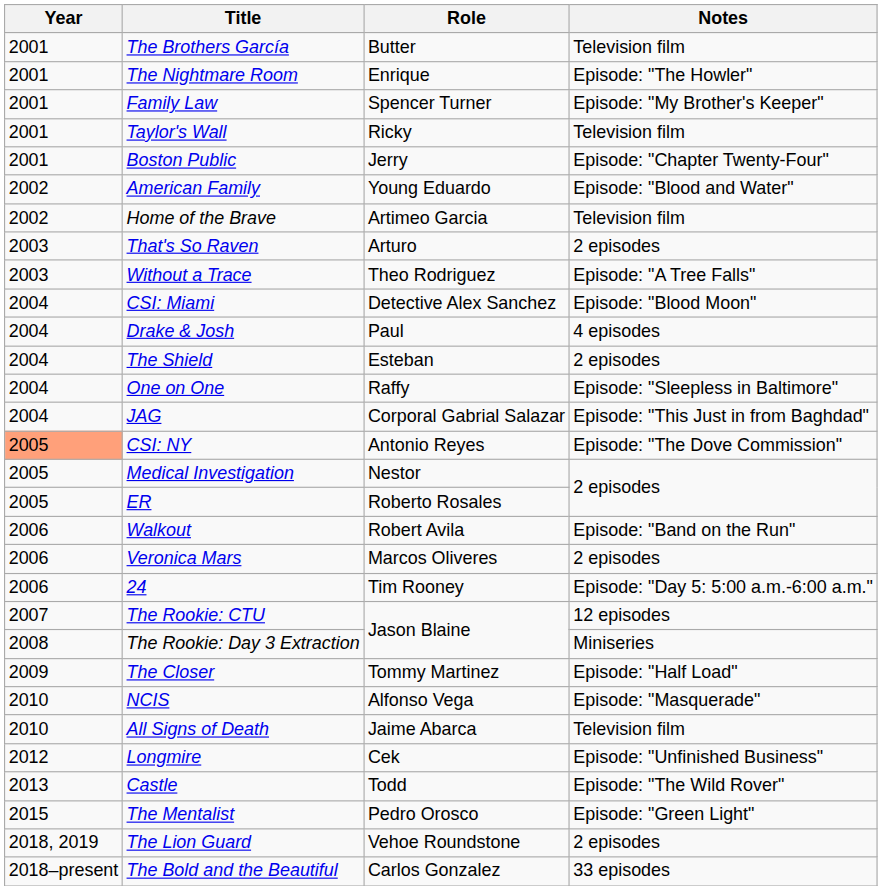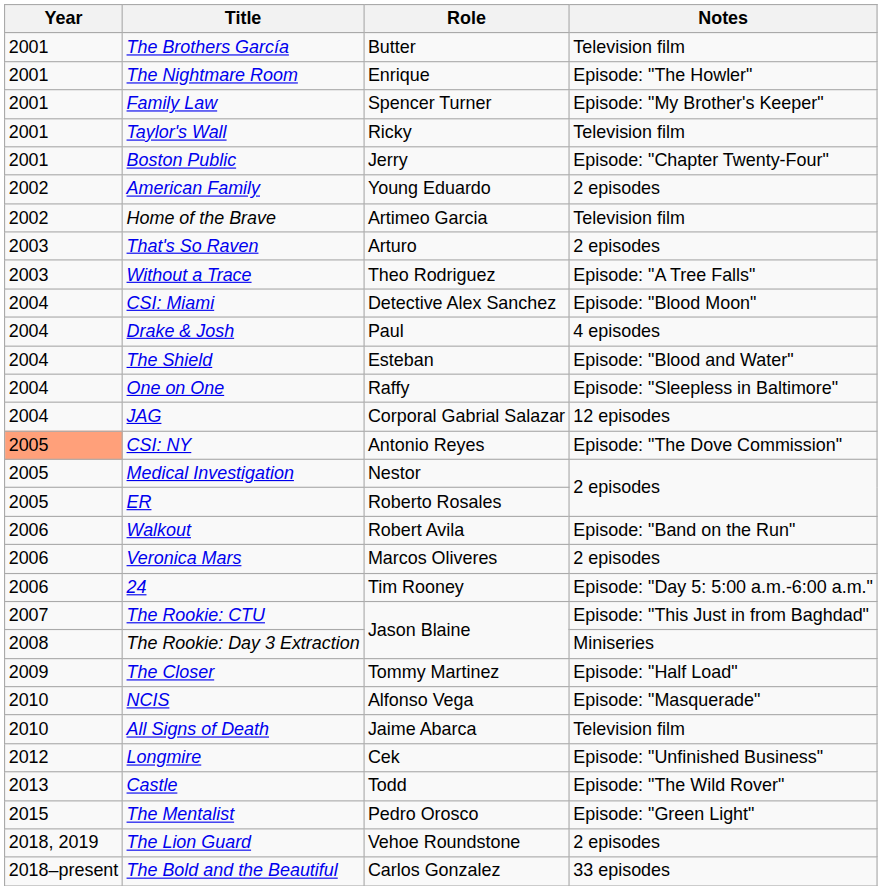(683, 189) Episode: "Blood and Water" -> (617, 189) 2 episodes
(617, 359) 2 episodes -> (683, 359) Episode: "Blood and Water"
(721, 416) Episode: "This Just in from Baghdad" -> (622, 416) 12 episodes
(622, 615) 12 episodes -> (721, 615) Episode: "This Just in from Baghdad"
